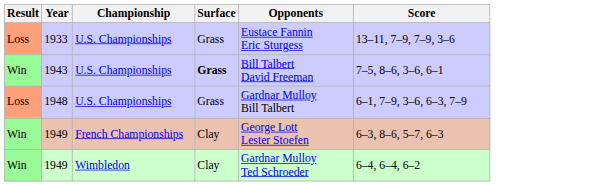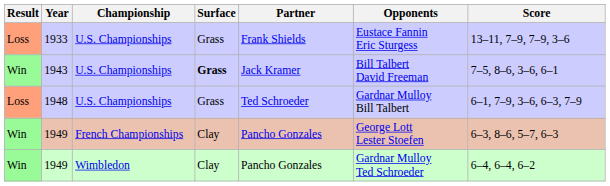+ column: (296, 13)
